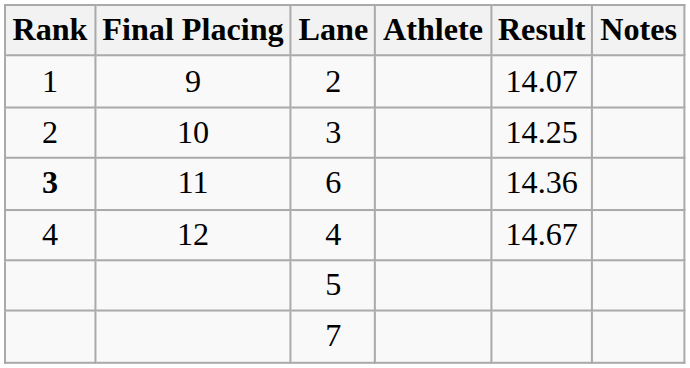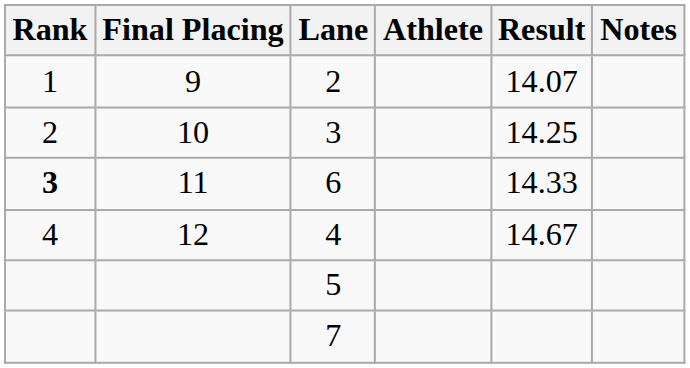(542, 183) 14.36 -> (542, 183) 14.33
